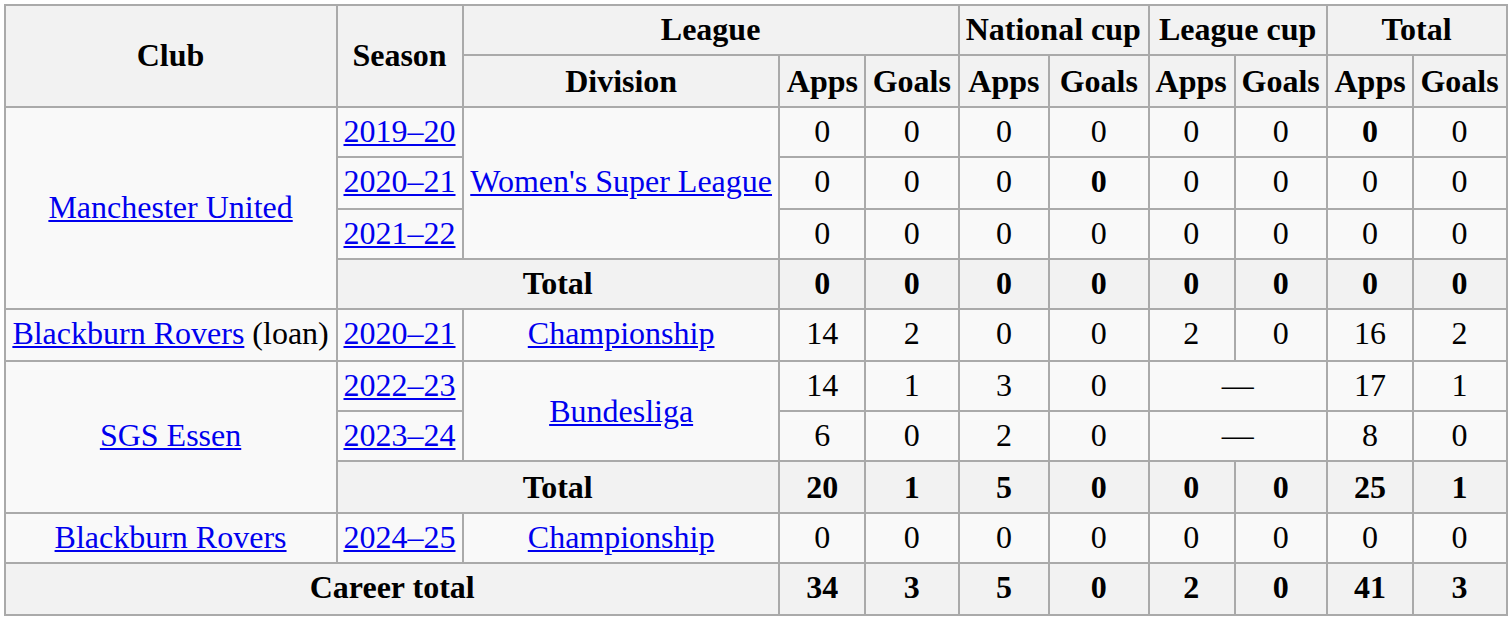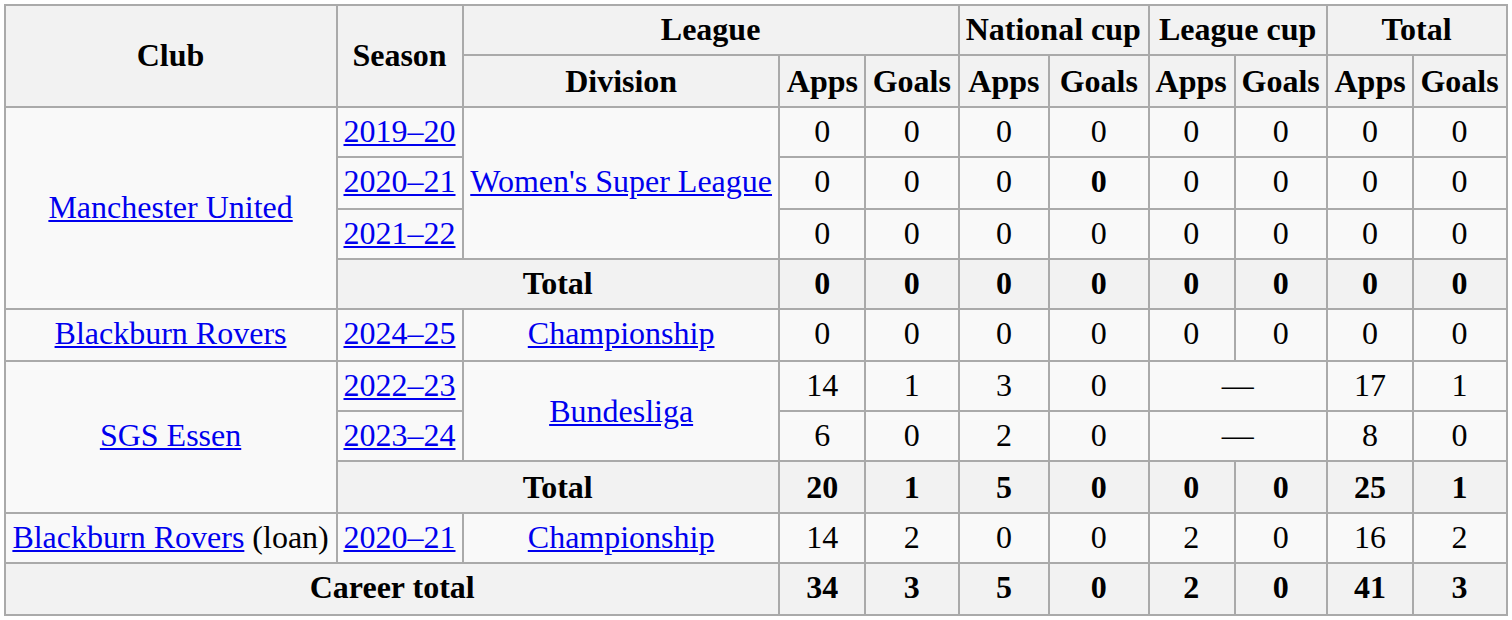(1370, 131) bold -> (1370, 131) normal
rows swapped: (171, 334) <-> (171, 537)
